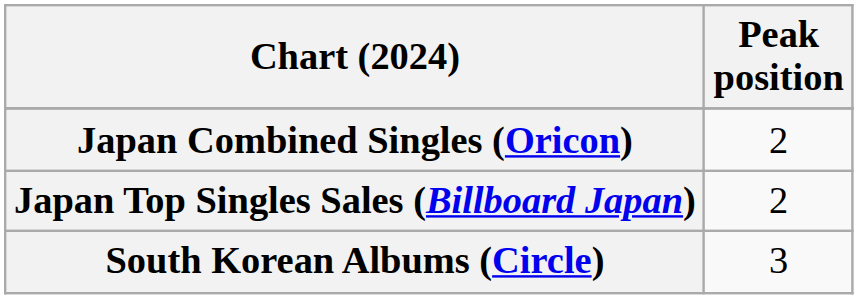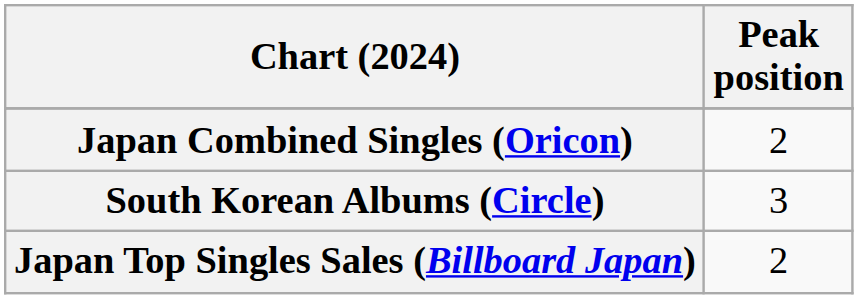rows swapped: (355, 199) <-> (355, 260)
